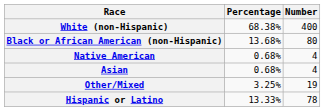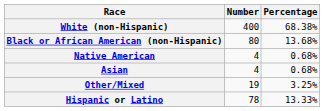columns swapped: (301, 12) <-> (254, 12)
